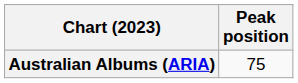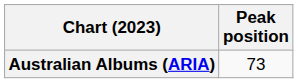(256, 63) 75 -> (256, 63) 73
